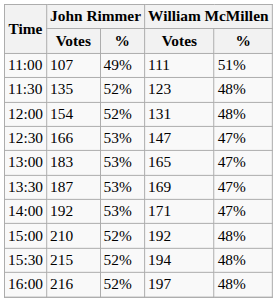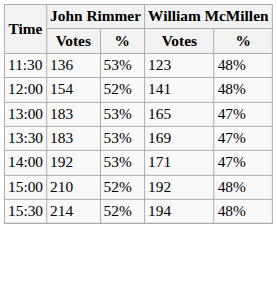- row: (25, 65)
(62, 89) 135 -> (62, 65) 136
(118, 89) 52% -> (118, 65) 53%
(160, 114) 131 -> (160, 89) 141
- row: (26, 138)
(62, 187) 187 -> (62, 138) 183
(62, 260) 215 -> (62, 211) 214
- row: (26, 284)
